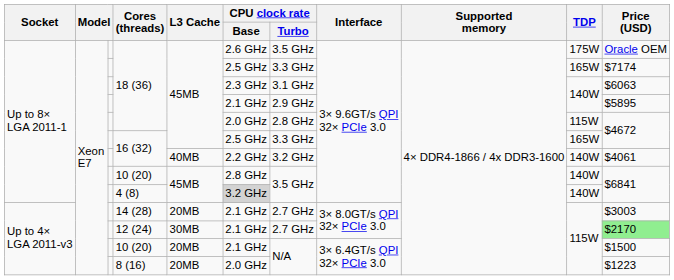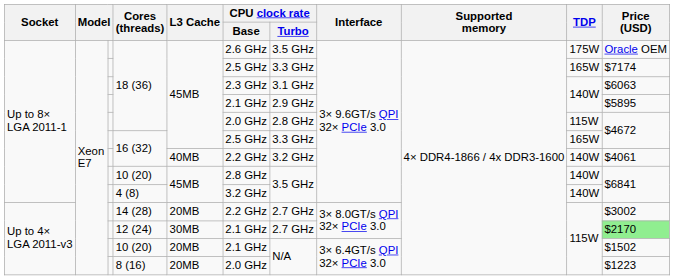(246, 193) lightgrey background -> (246, 193) no background
(246, 211) 2.1 GHz -> (246, 211) 2.2 GHz
(620, 211) $3003 -> (620, 211) $3002
(620, 247) $1500 -> (620, 247) $1502
